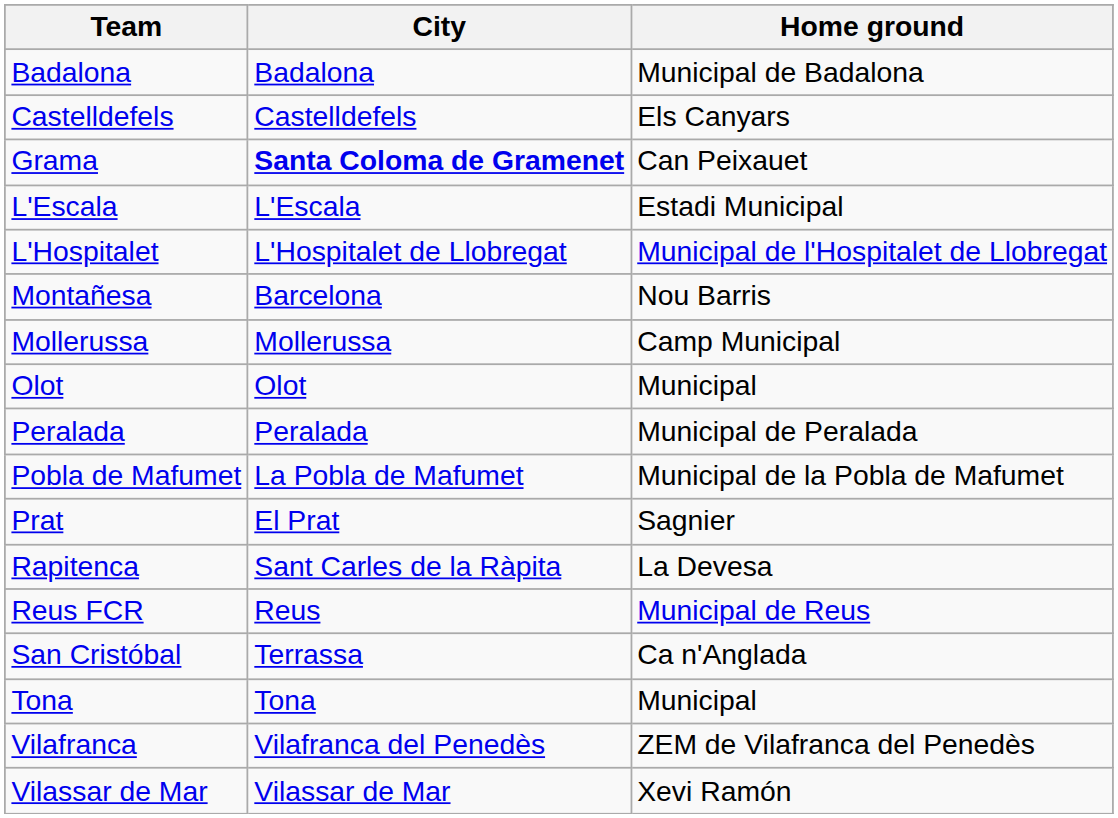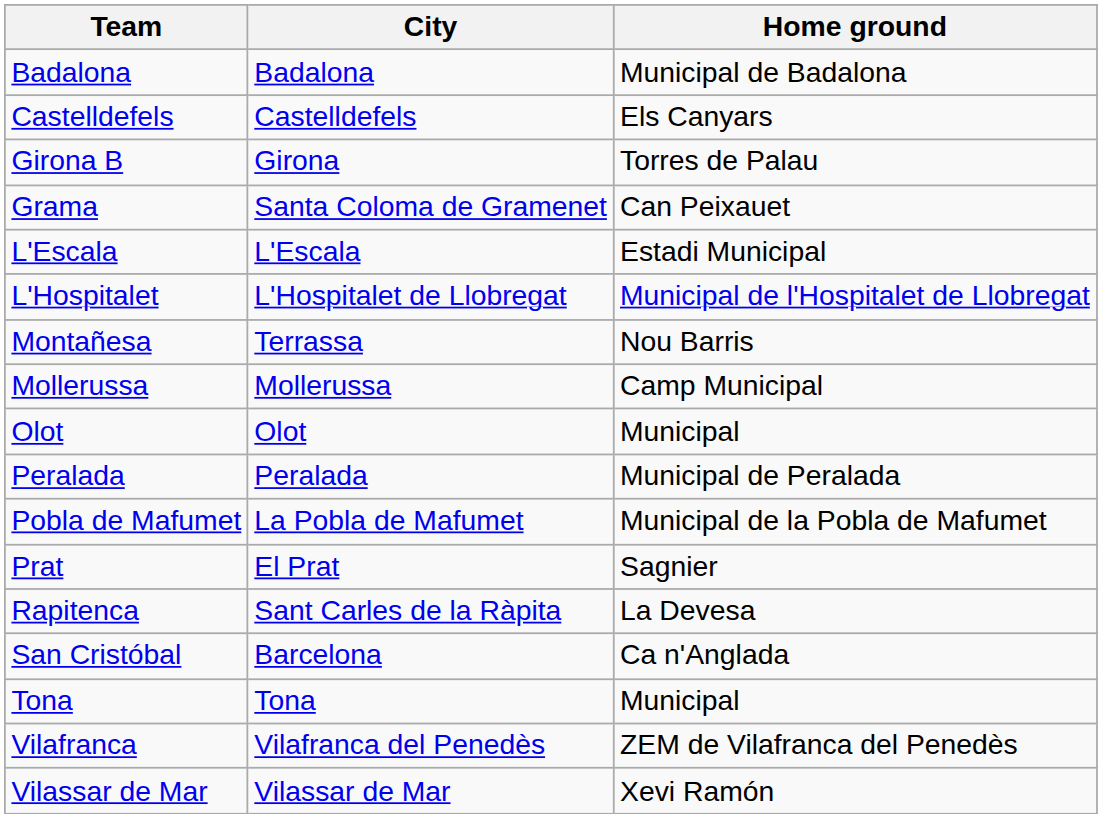+ row: (67, 161)
(439, 161) bold -> (431, 206) normal
(318, 296) Barcelona -> (309, 341) Terrassa
- row: (78, 610)
(309, 655) Terrassa -> (318, 655) Barcelona
